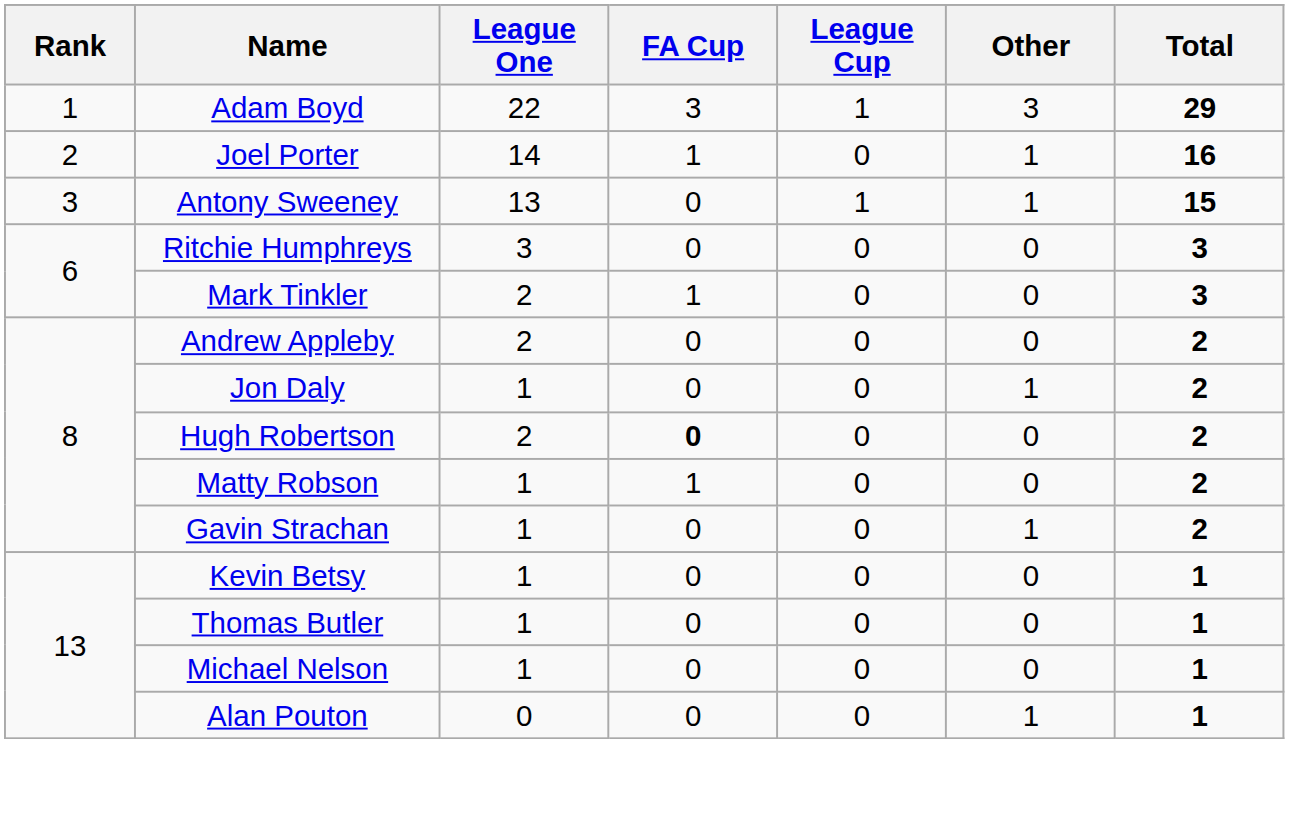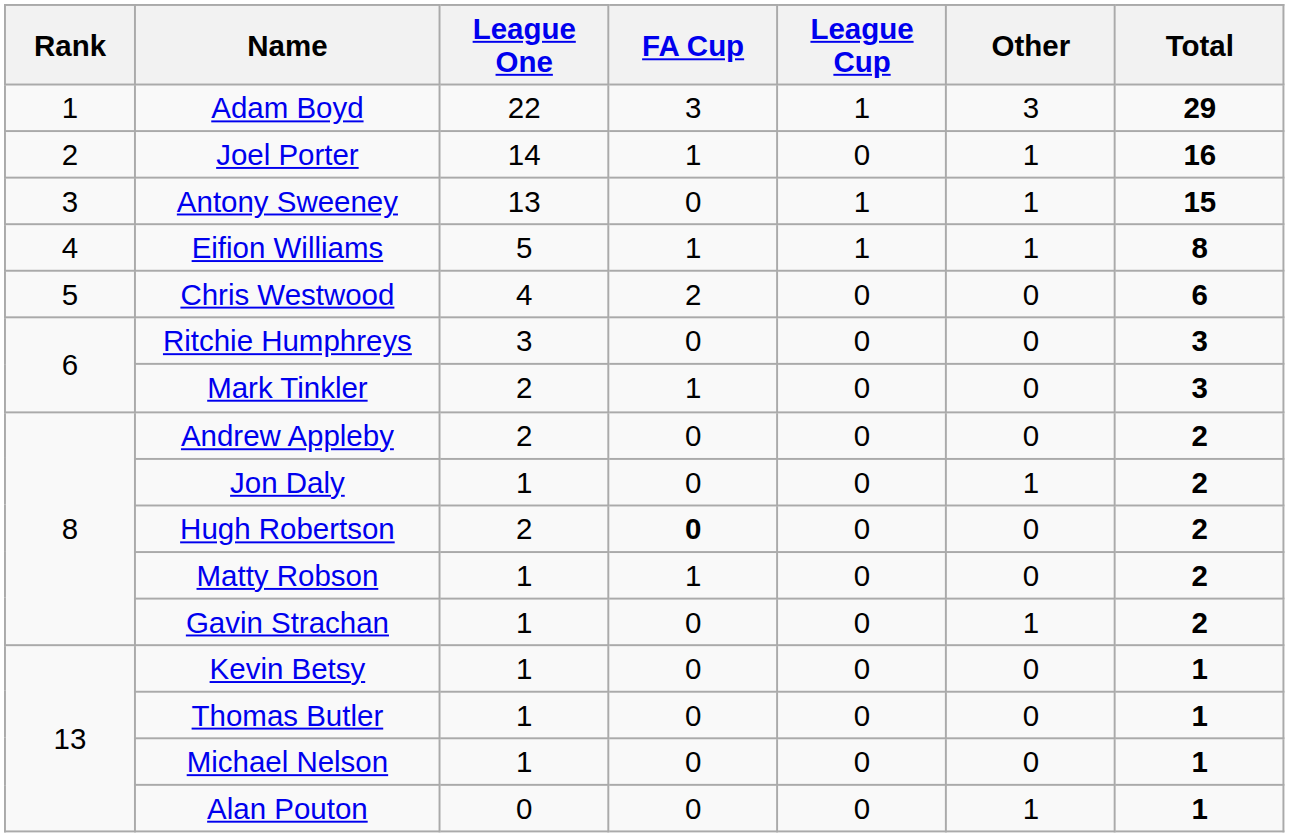+ row: (287, 248)
+ row: (287, 295)
